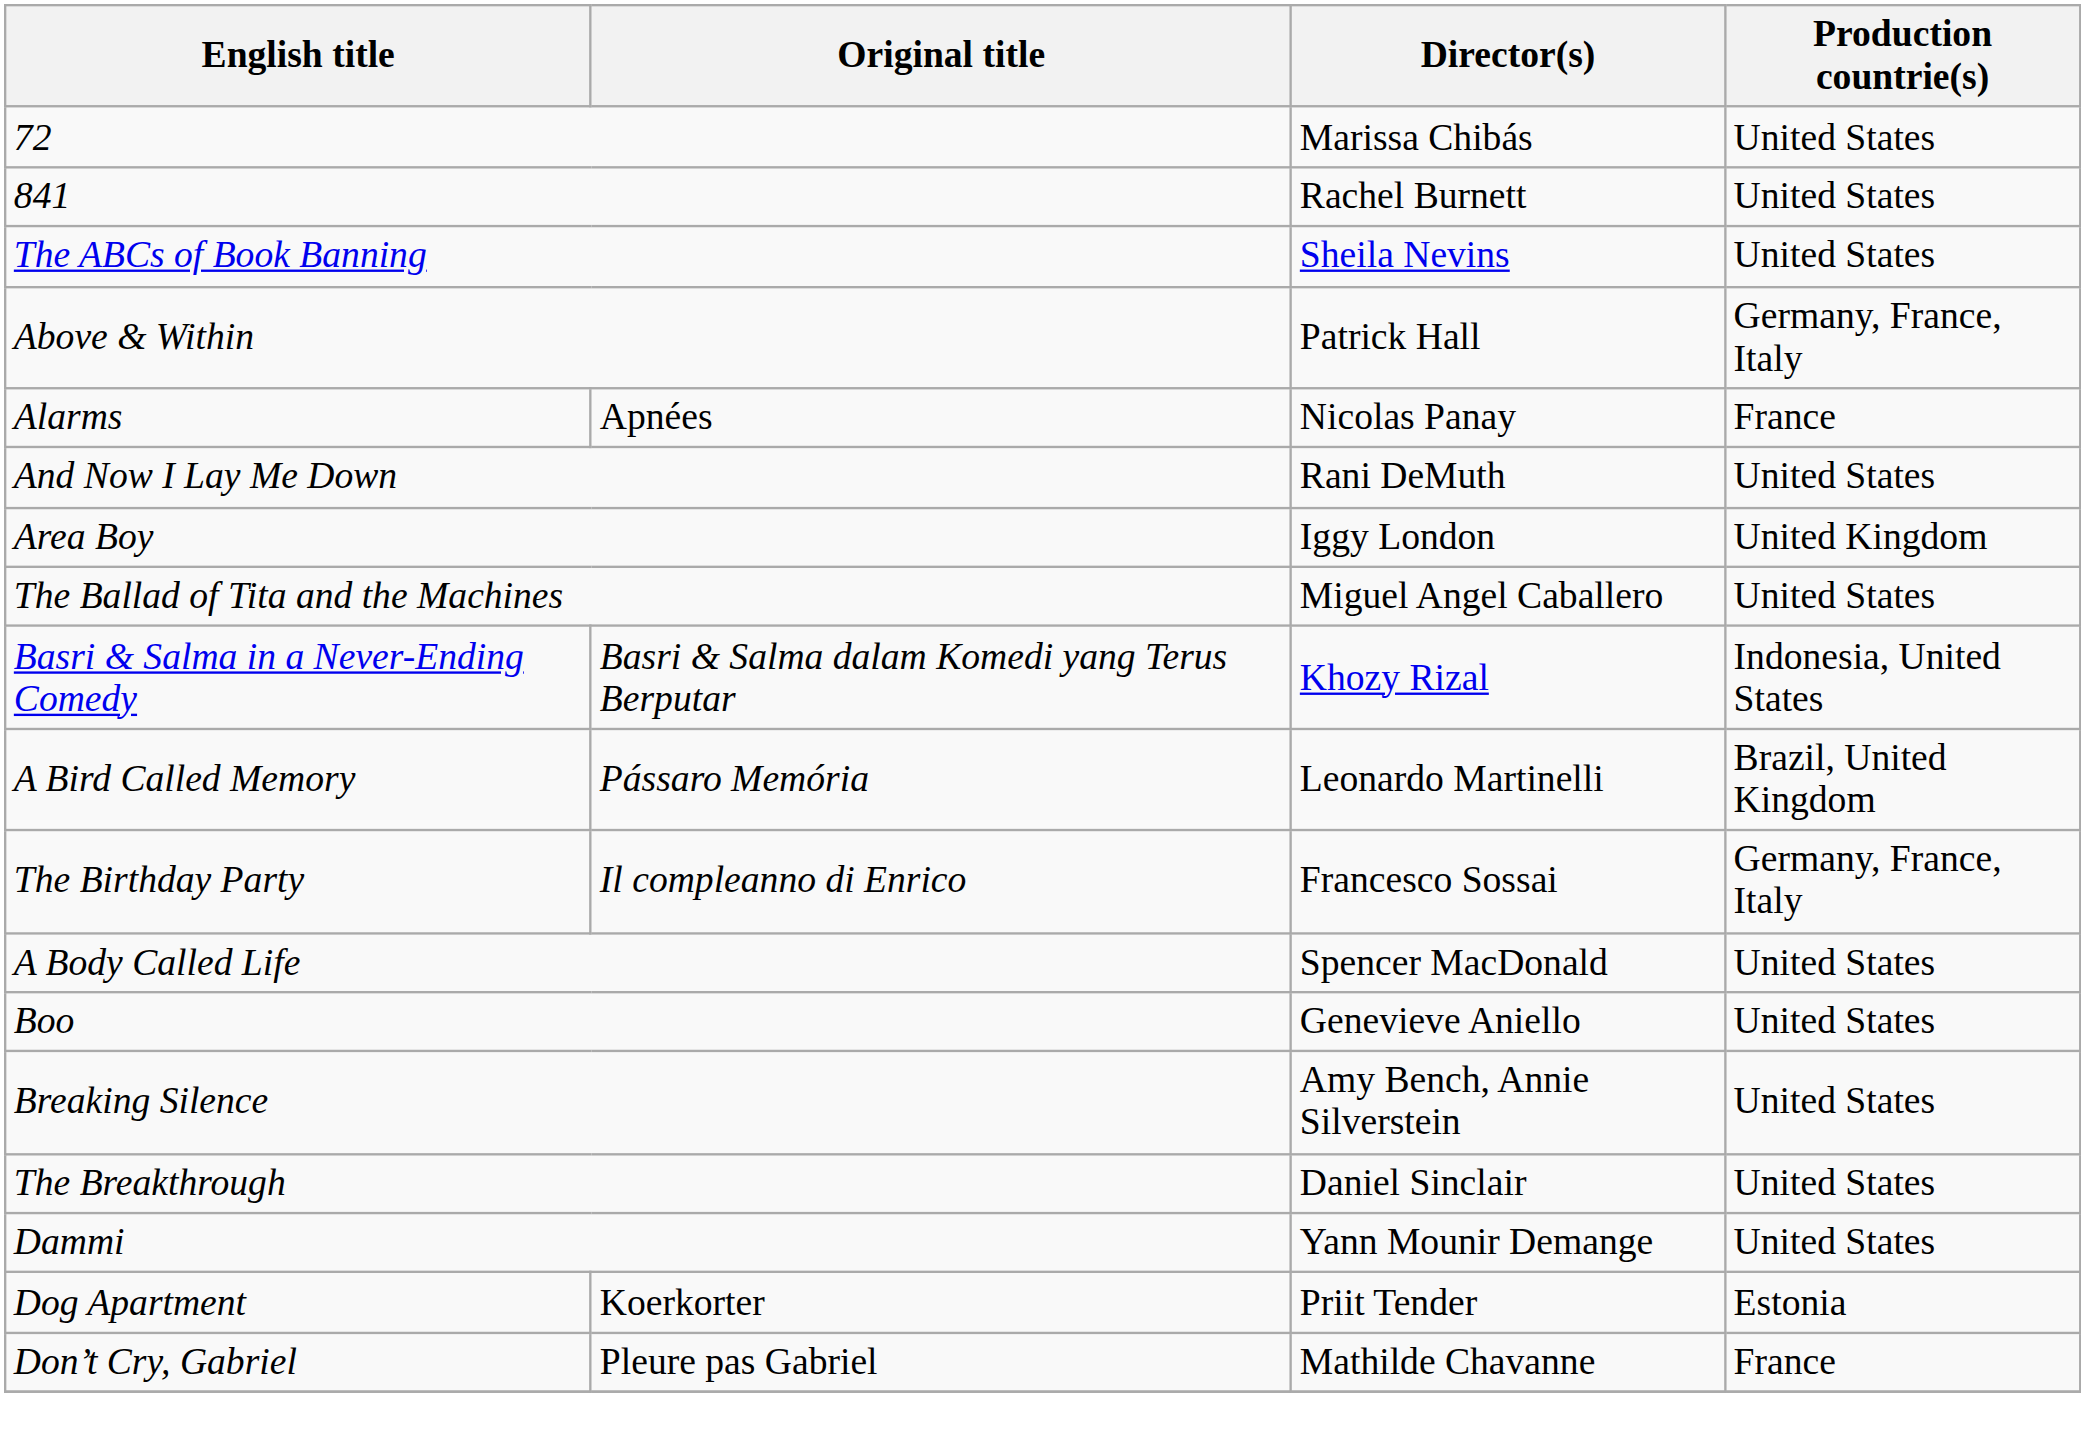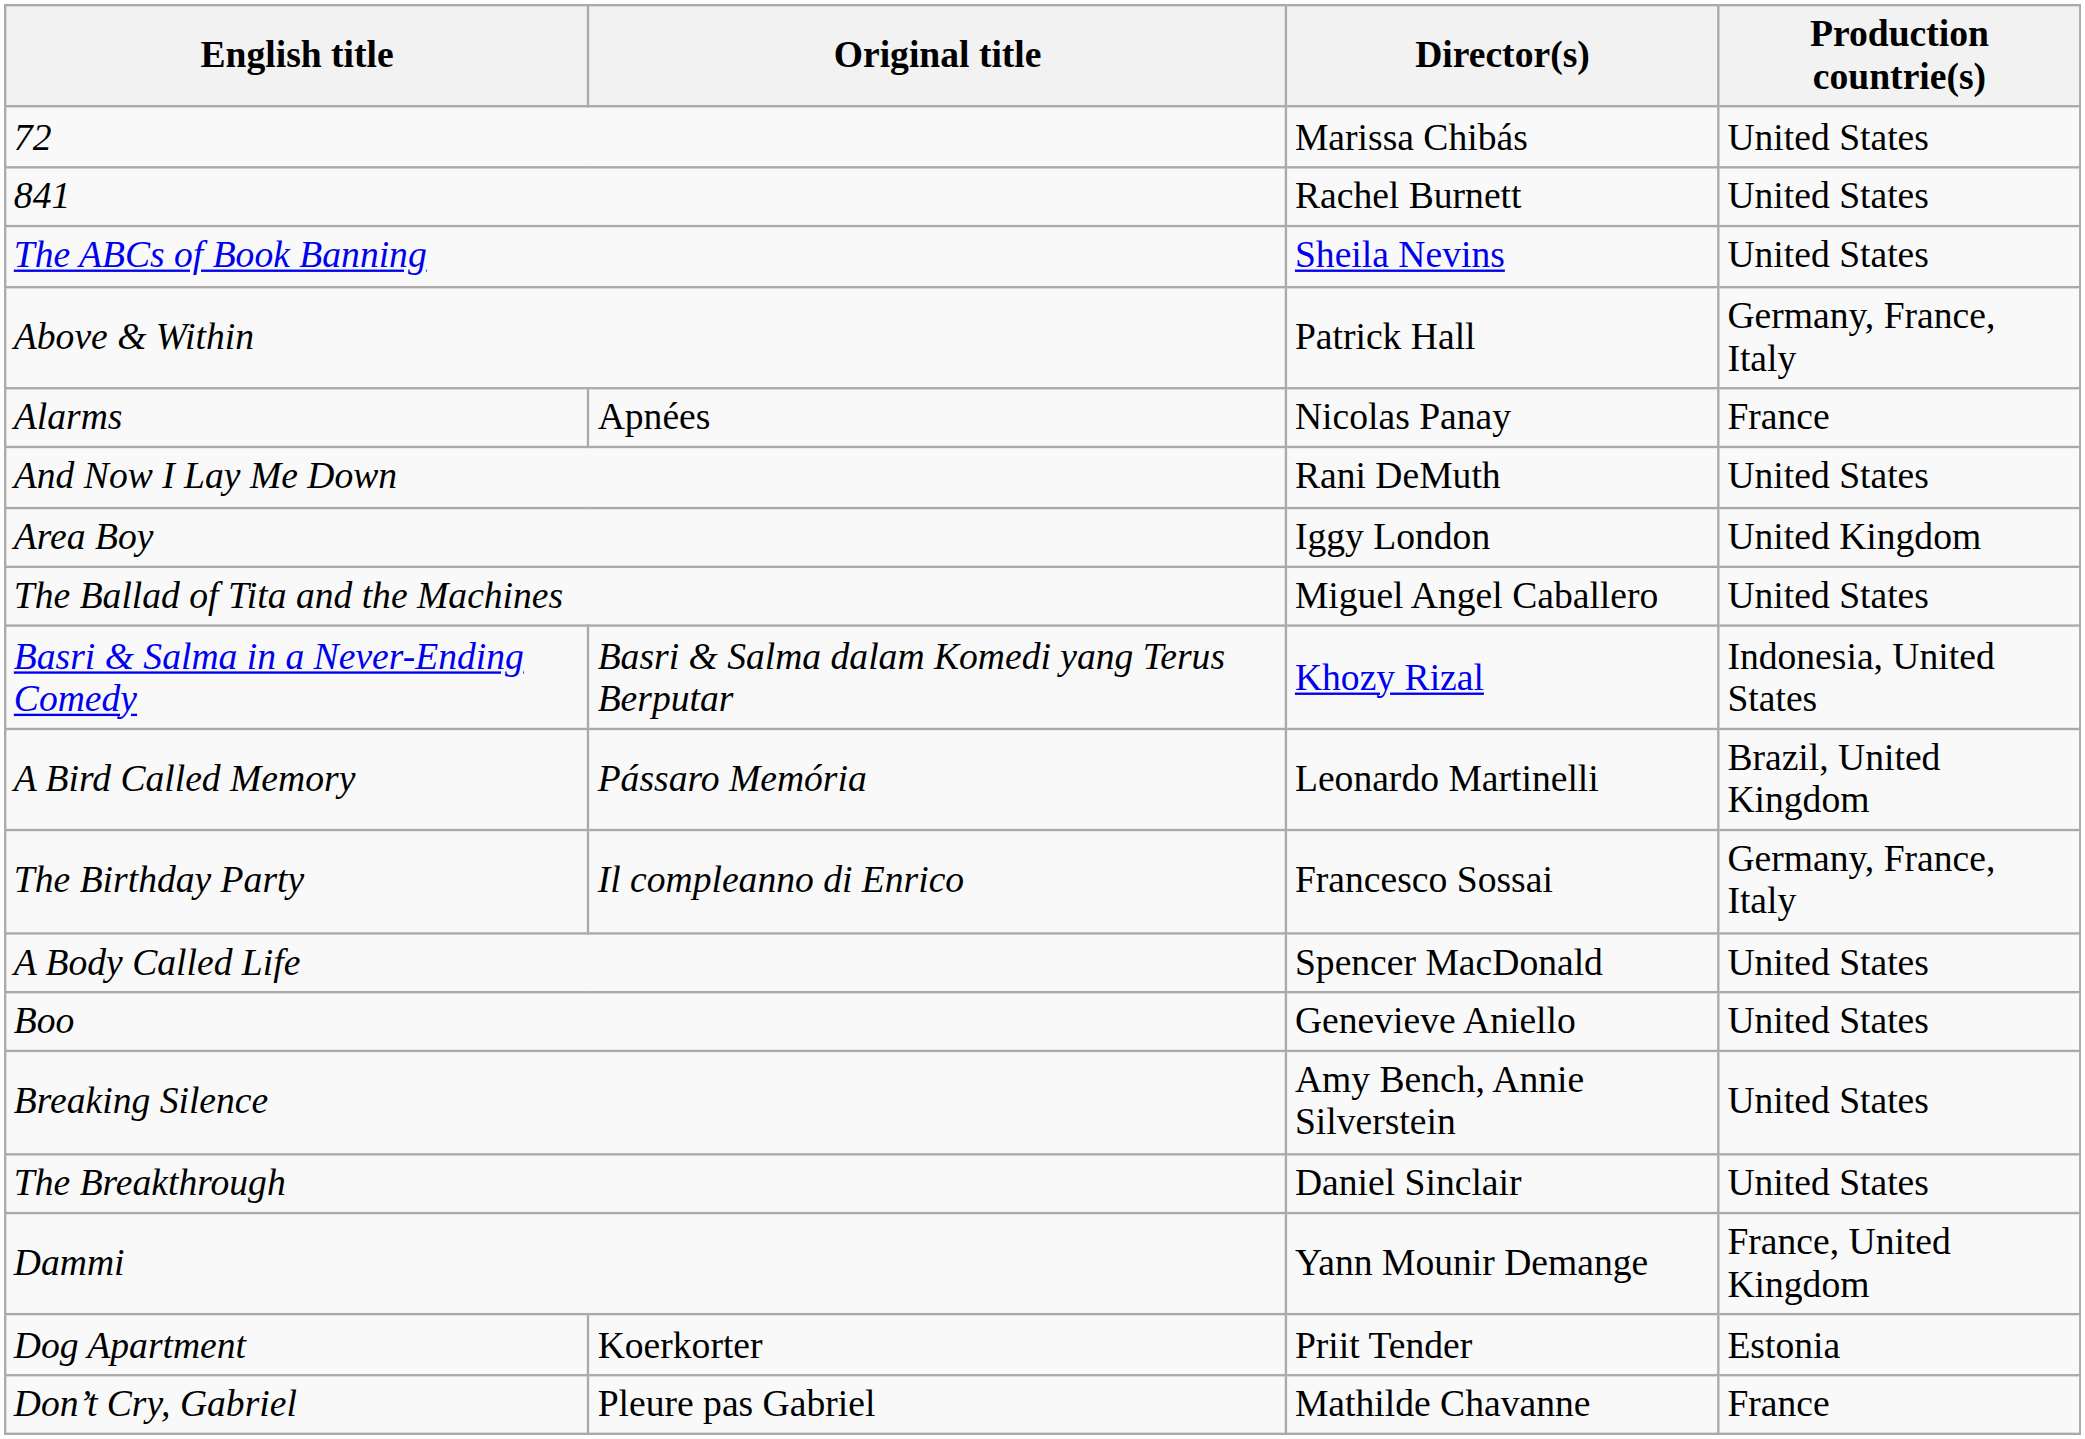(1834, 1242) United States -> (1839, 1263) France, United Kingdom
